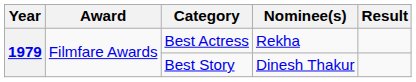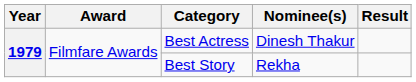(278, 40) Rekha -> (305, 40) Dinesh Thakur
(305, 64) Dinesh Thakur -> (278, 64) Rekha
